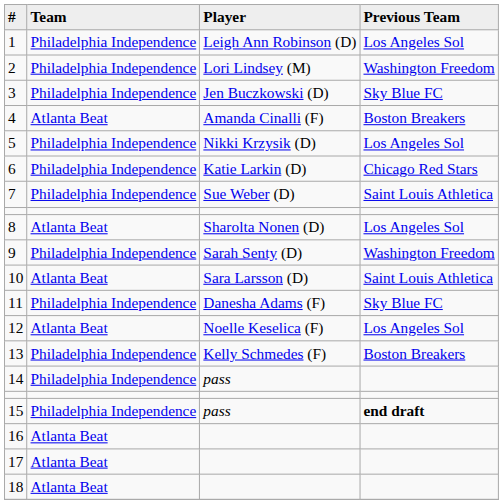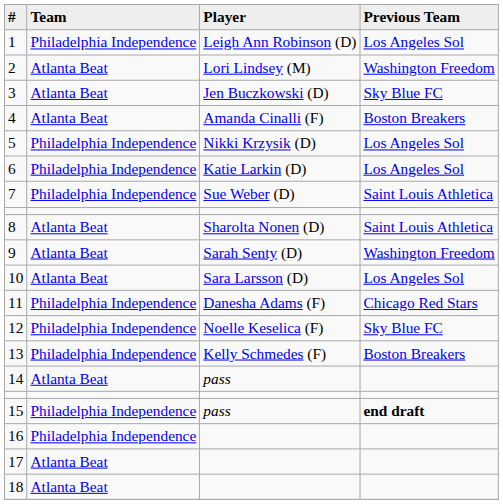(113, 67) Philadelphia Independence -> (69, 67) Atlanta Beat
(113, 93) Philadelphia Independence -> (69, 93) Atlanta Beat
(421, 169) Chicago Red Stars -> (414, 169) Los Angeles Sol
(414, 226) Los Angeles Sol -> (428, 226) Saint Louis Athletica
(113, 252) Philadelphia Independence -> (69, 252) Atlanta Beat
(428, 277) Saint Louis Athletica -> (414, 277) Los Angeles Sol
(403, 302) Sky Blue FC -> (421, 302) Chicago Red Stars
(69, 328) Atlanta Beat -> (113, 328) Philadelphia Independence
(414, 328) Los Angeles Sol -> (403, 328) Sky Blue FC
(113, 378) Philadelphia Independence -> (69, 378) Atlanta Beat
(69, 436) Atlanta Beat -> (113, 436) Philadelphia Independence
